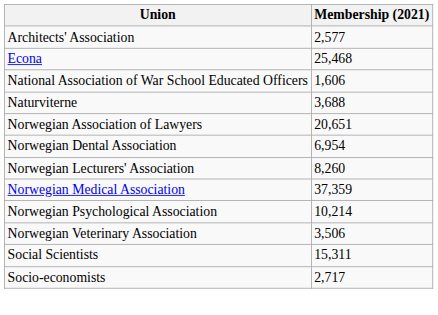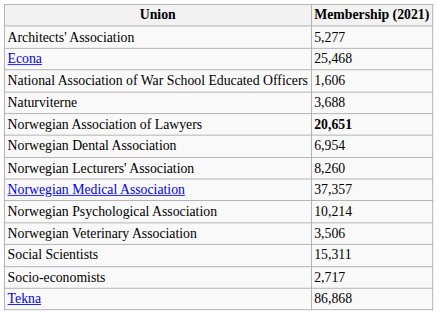(330, 37) 2,577 -> (330, 37) 5,277
(333, 124) normal -> (333, 124) bold
(333, 189) 37,359 -> (333, 189) 37,357
+ row: (24, 299)
